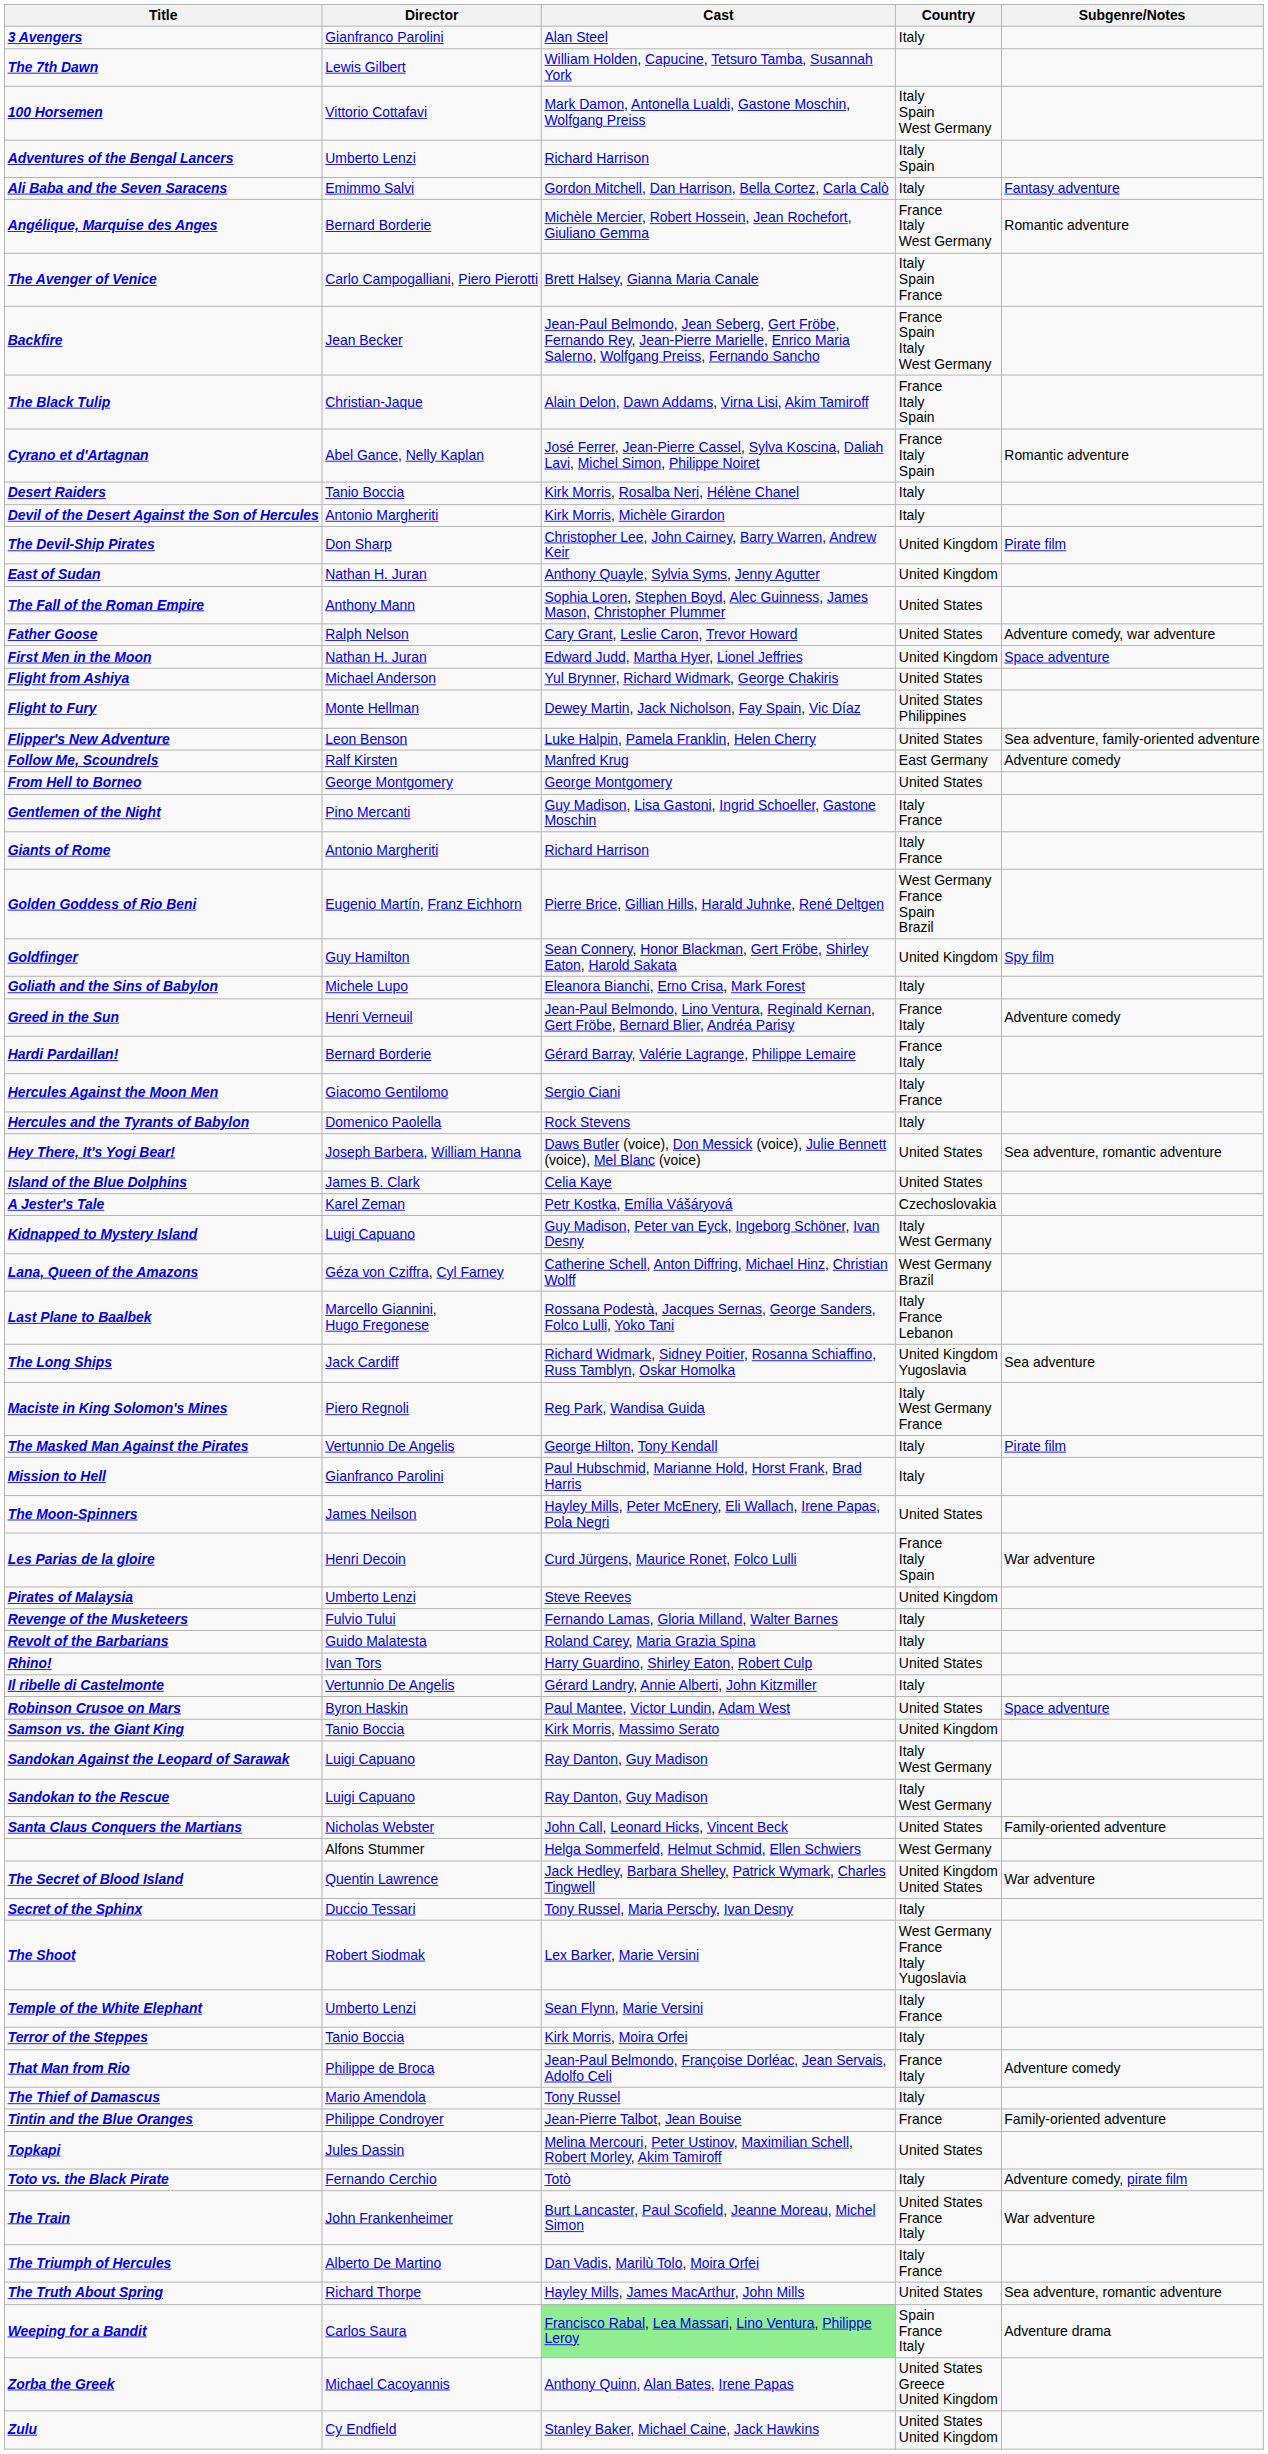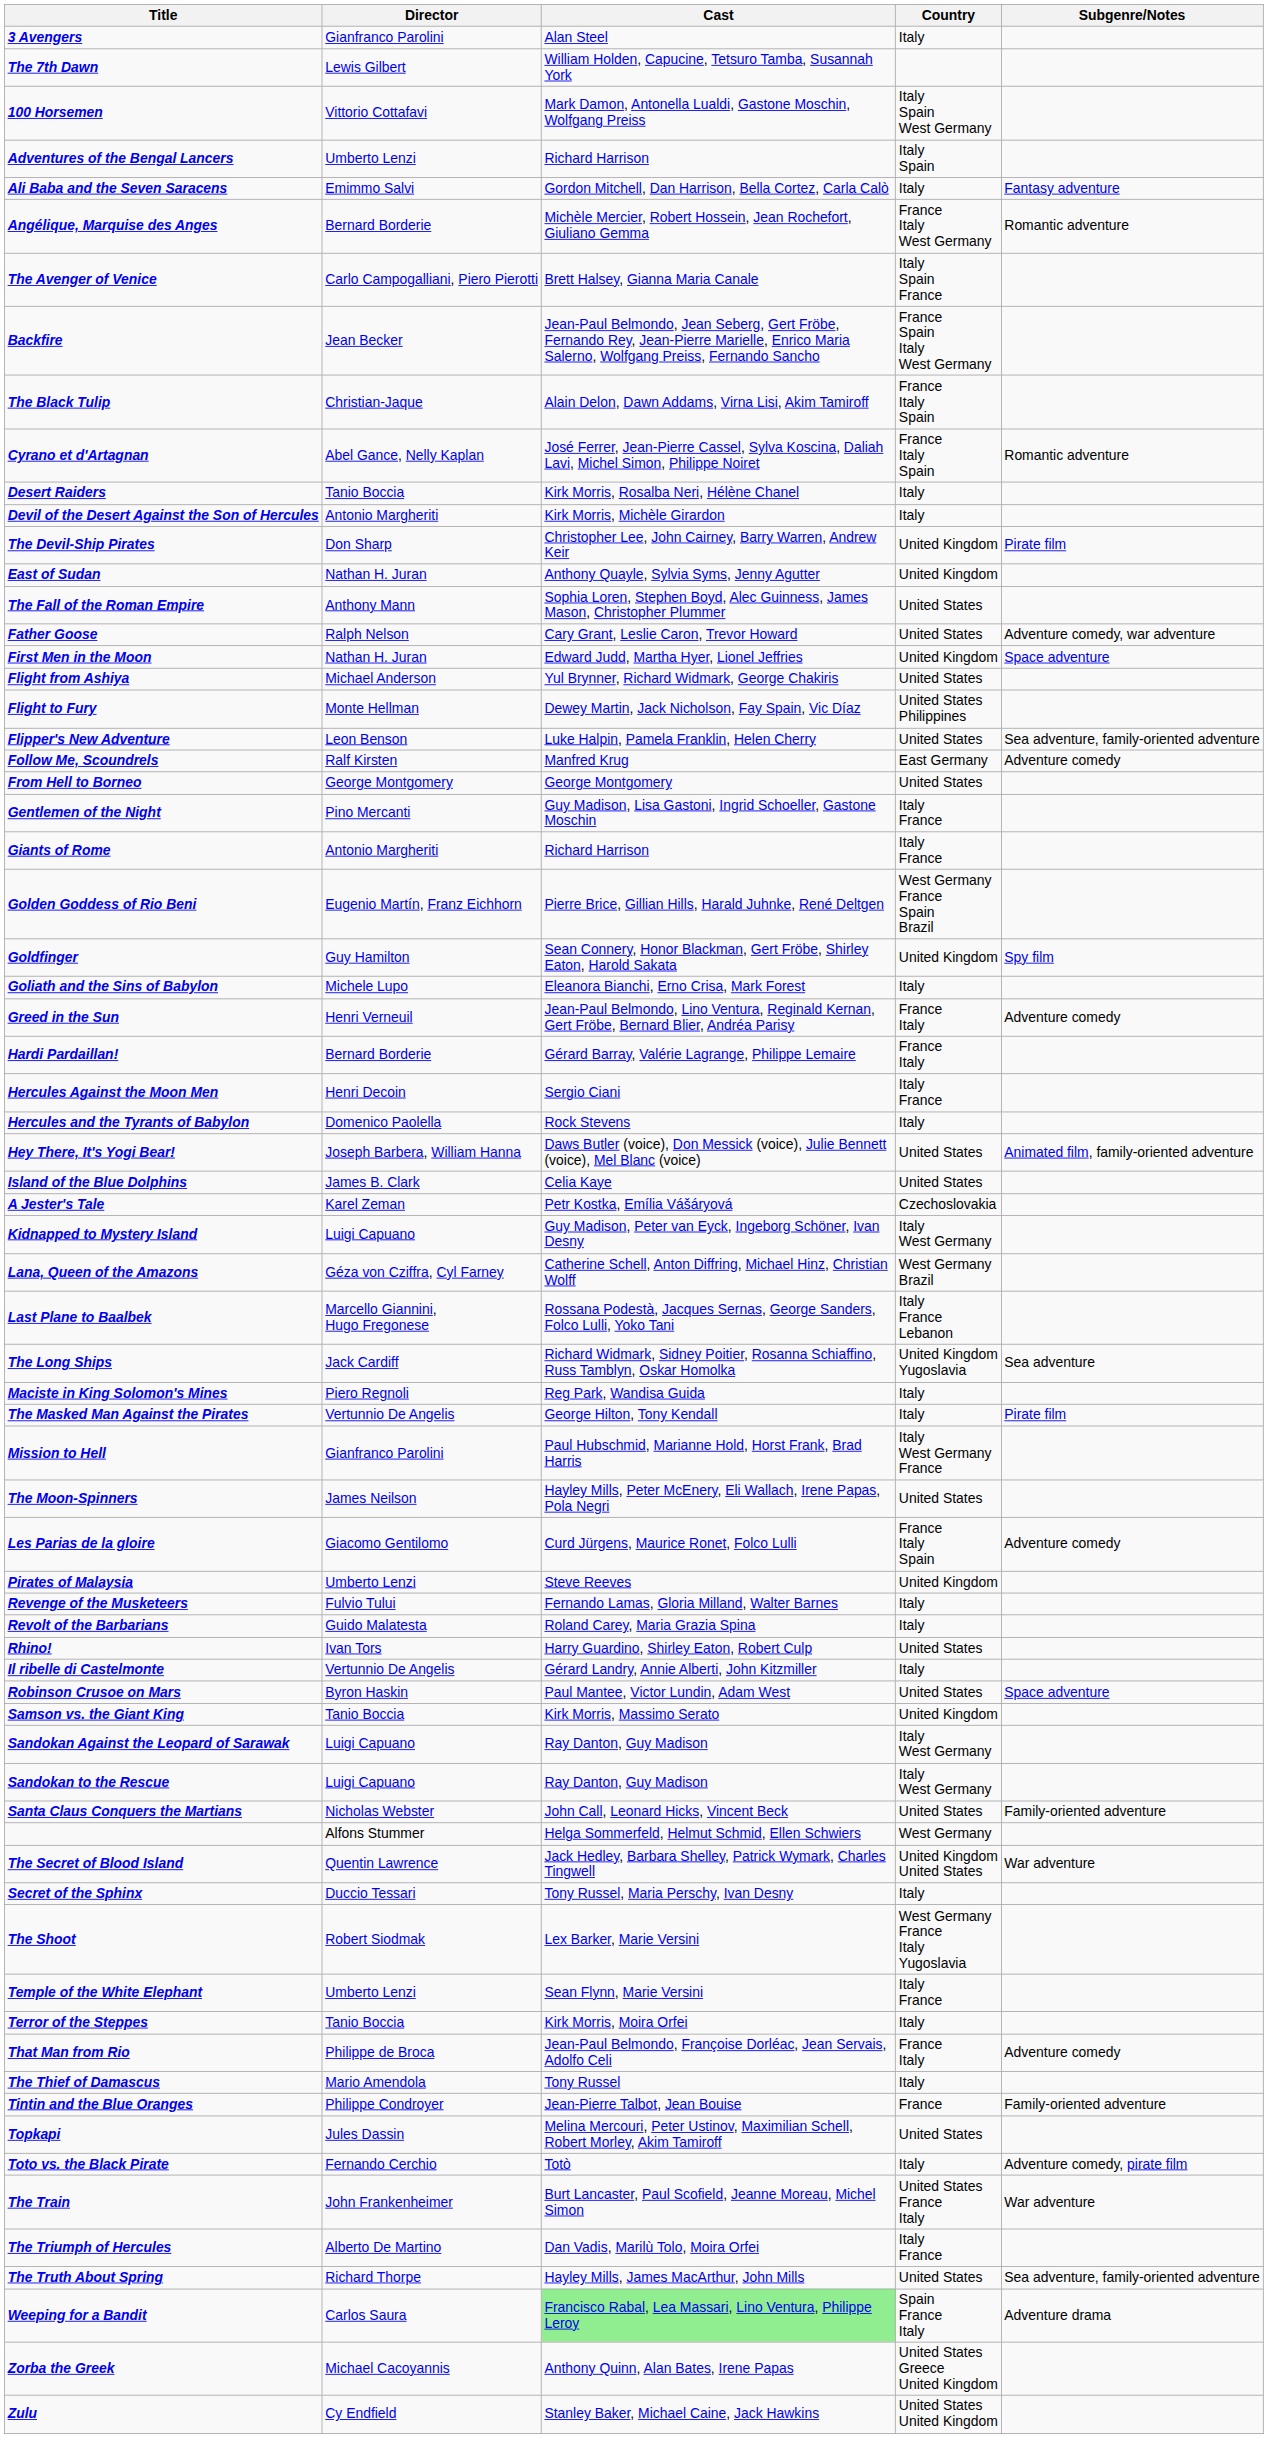(387, 1092) Giacomo Gentilomo -> (365, 1092) Henri Decoin
(1113, 1152) Sea adventure, romantic adventure -> (1129, 1152) Animated film, family-oriented adventure
(945, 1408) Italy West Germany France -> (912, 1393) Italy
(912, 1476) Italy -> (945, 1453) Italy West Germany France
(365, 1559) Henri Decoin -> (387, 1544) Giacomo Gentilomo
(1050, 1559) War adventure -> (1062, 1544) Adventure comedy
(1113, 2293) Sea adventure, romantic adventure -> (1132, 2277) Sea adventure, family-oriented adventure
